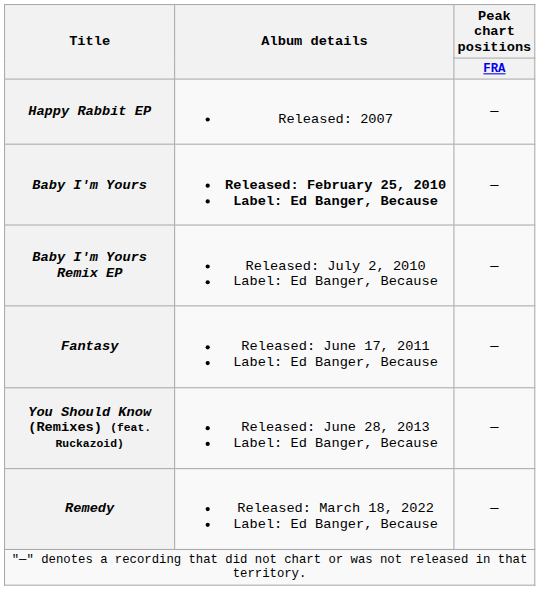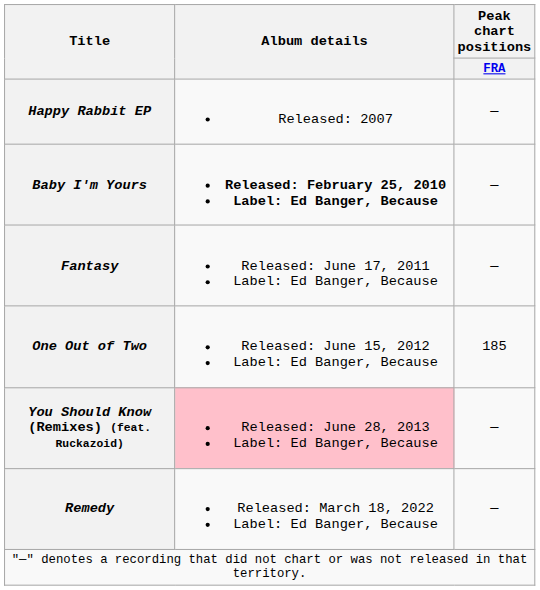- row: (90, 266)
+ row: (90, 347)
(315, 436) no background -> (315, 436) pink background
